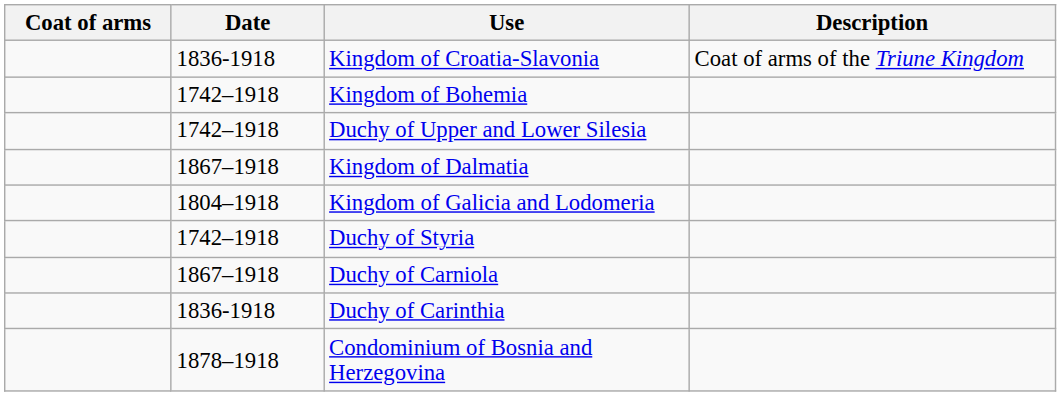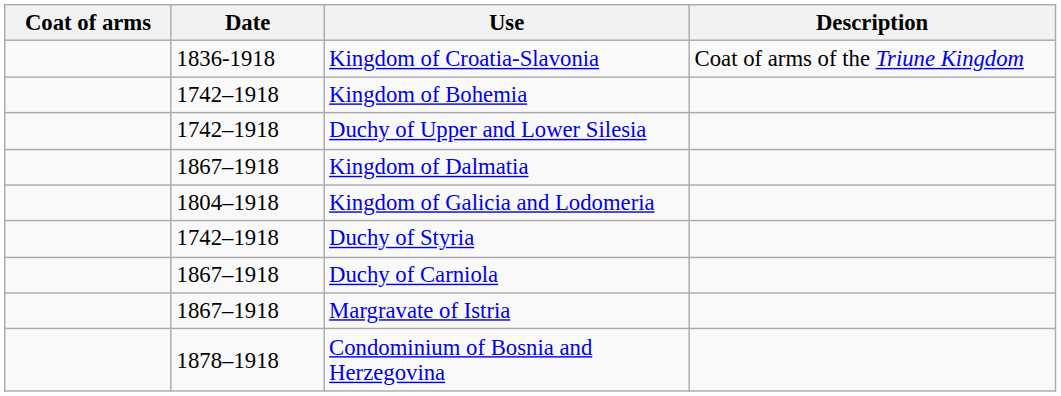- row: (417, 310)
+ row: (420, 310)
